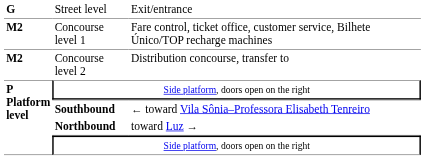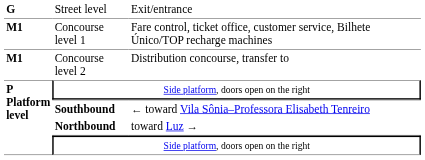(14, 27) M2 -> (14, 27) M1
(14, 58) M2 -> (14, 58) M1
